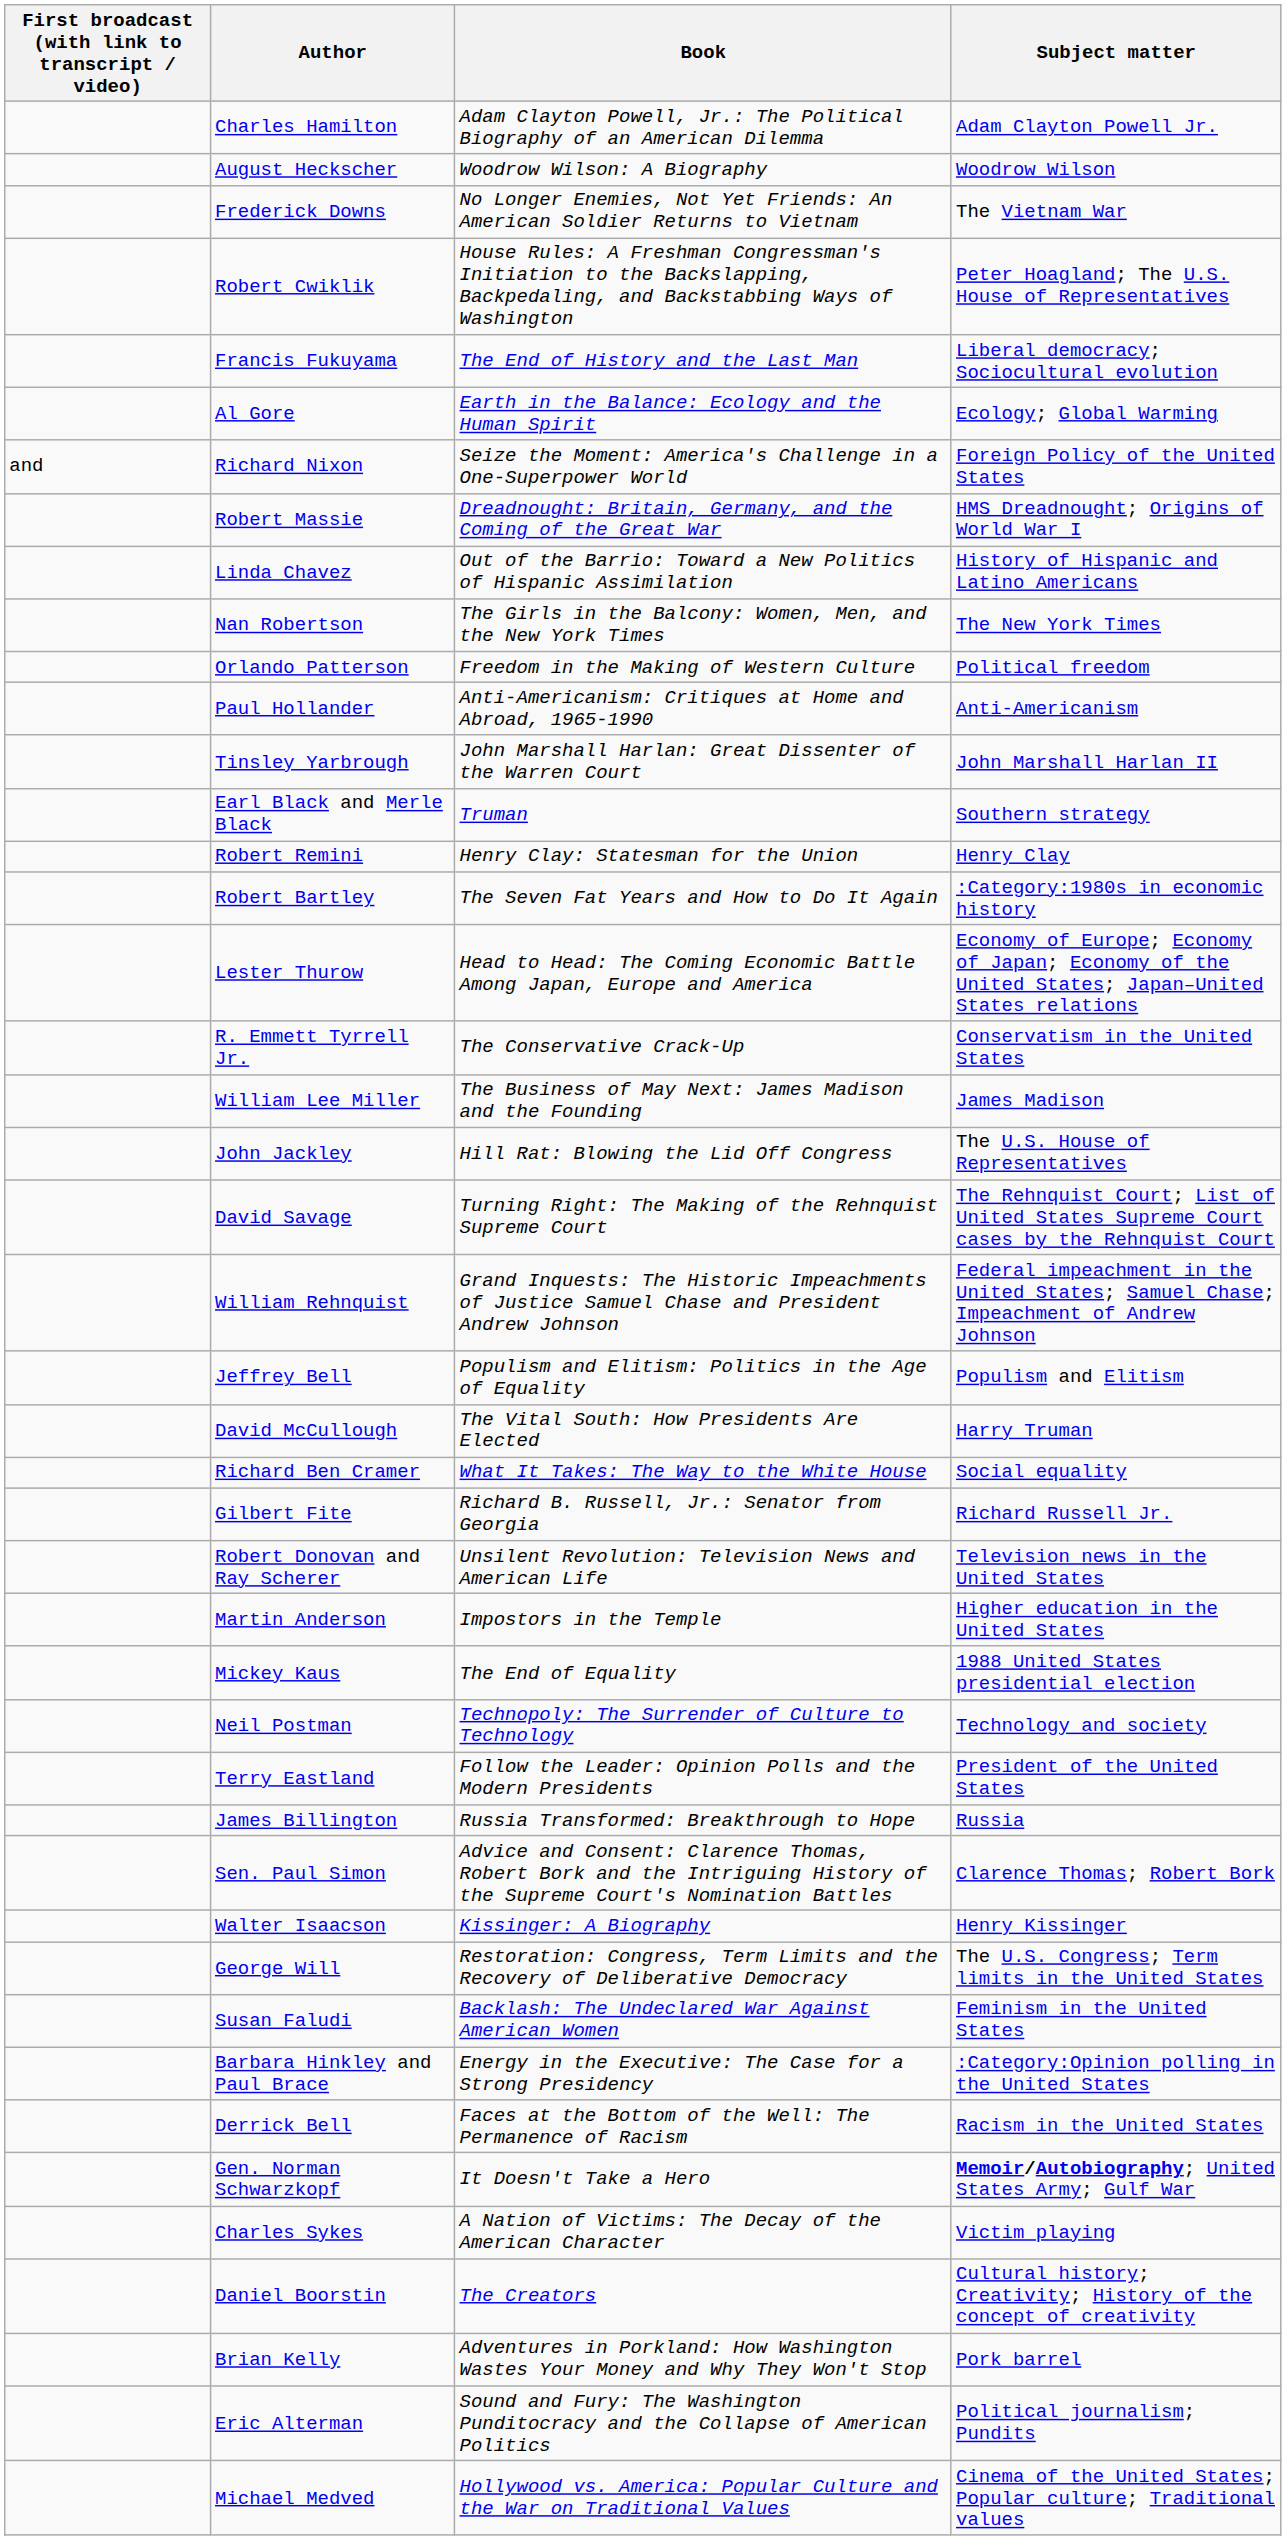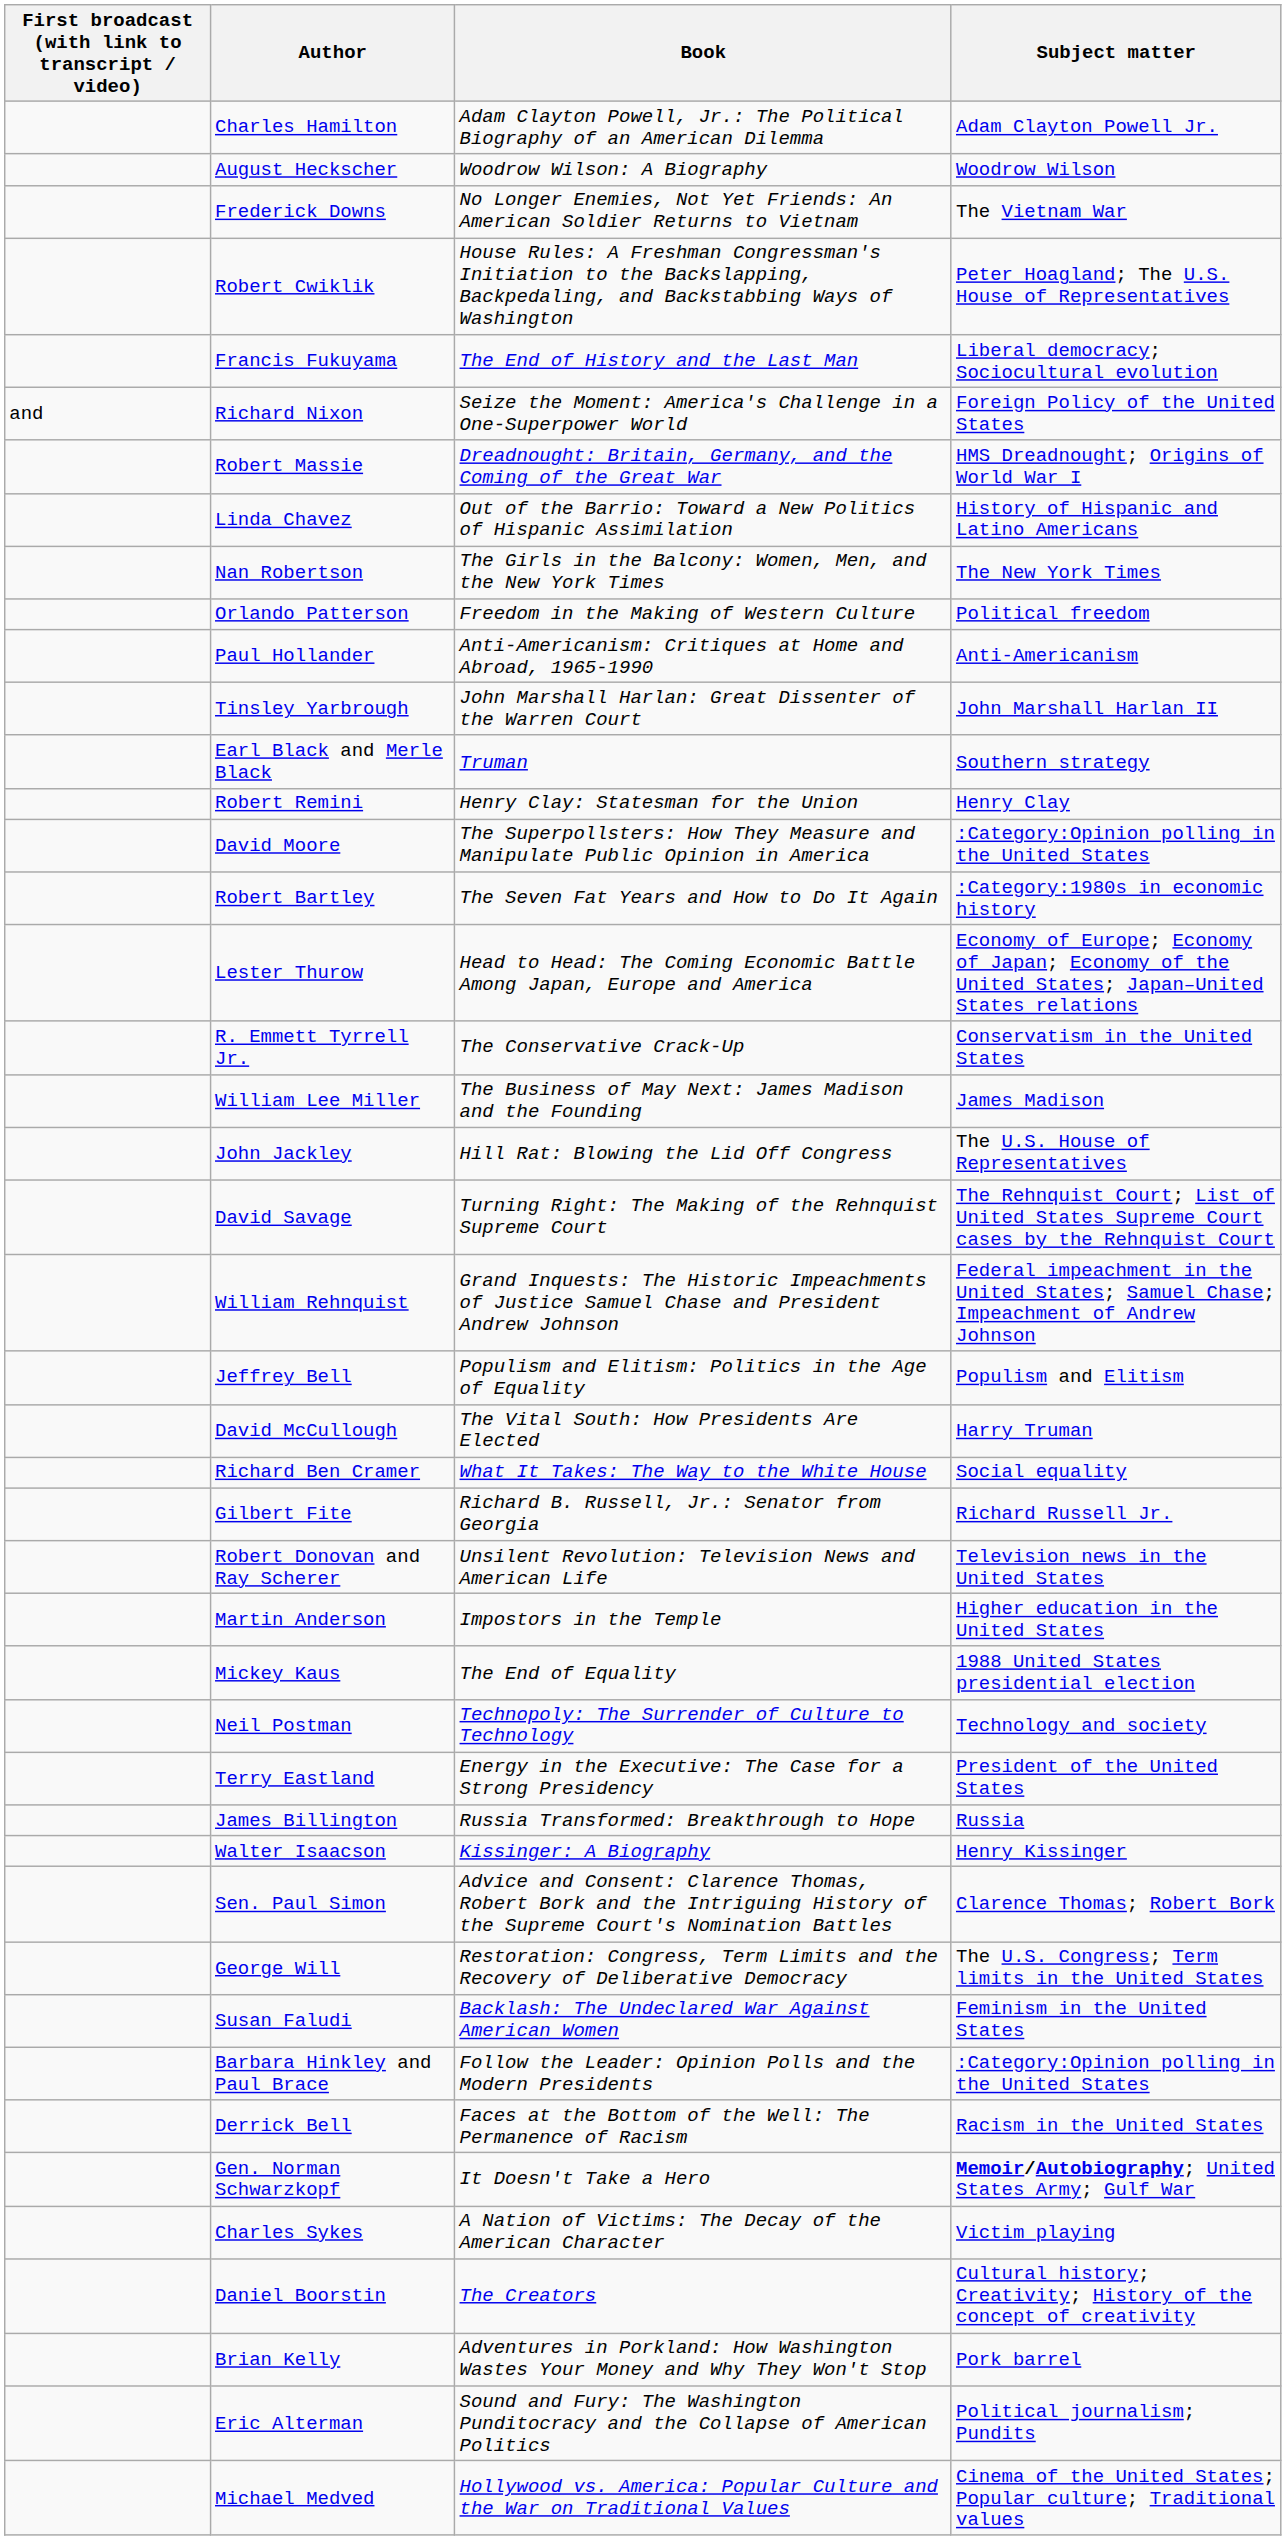- row: (255, 414)
+ row: (278, 846)
(687, 1778) Follow the Leader: Opinion Polls and the Modern Presidents -> (682, 1778) Energy in the Executive: The Case for a Strong Presidency
rows swapped: (300, 1873) <-> (300, 1926)
(682, 2074) Energy in the Executive: The Case for a Strong Presidency -> (687, 2074) Follow the Leader: Opinion Polls and the Modern Presidents
